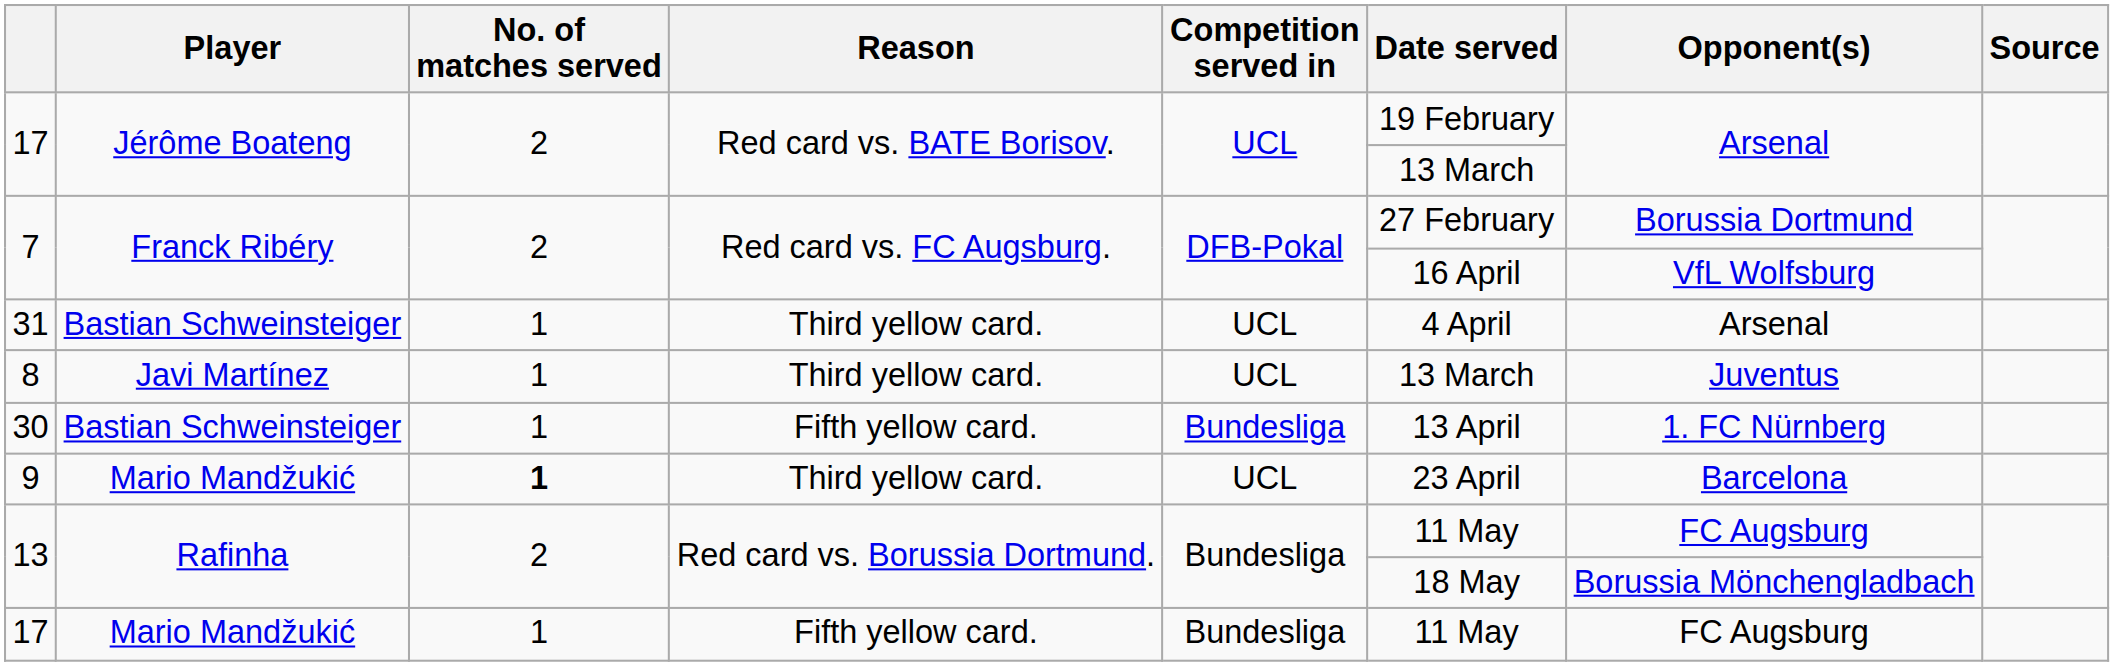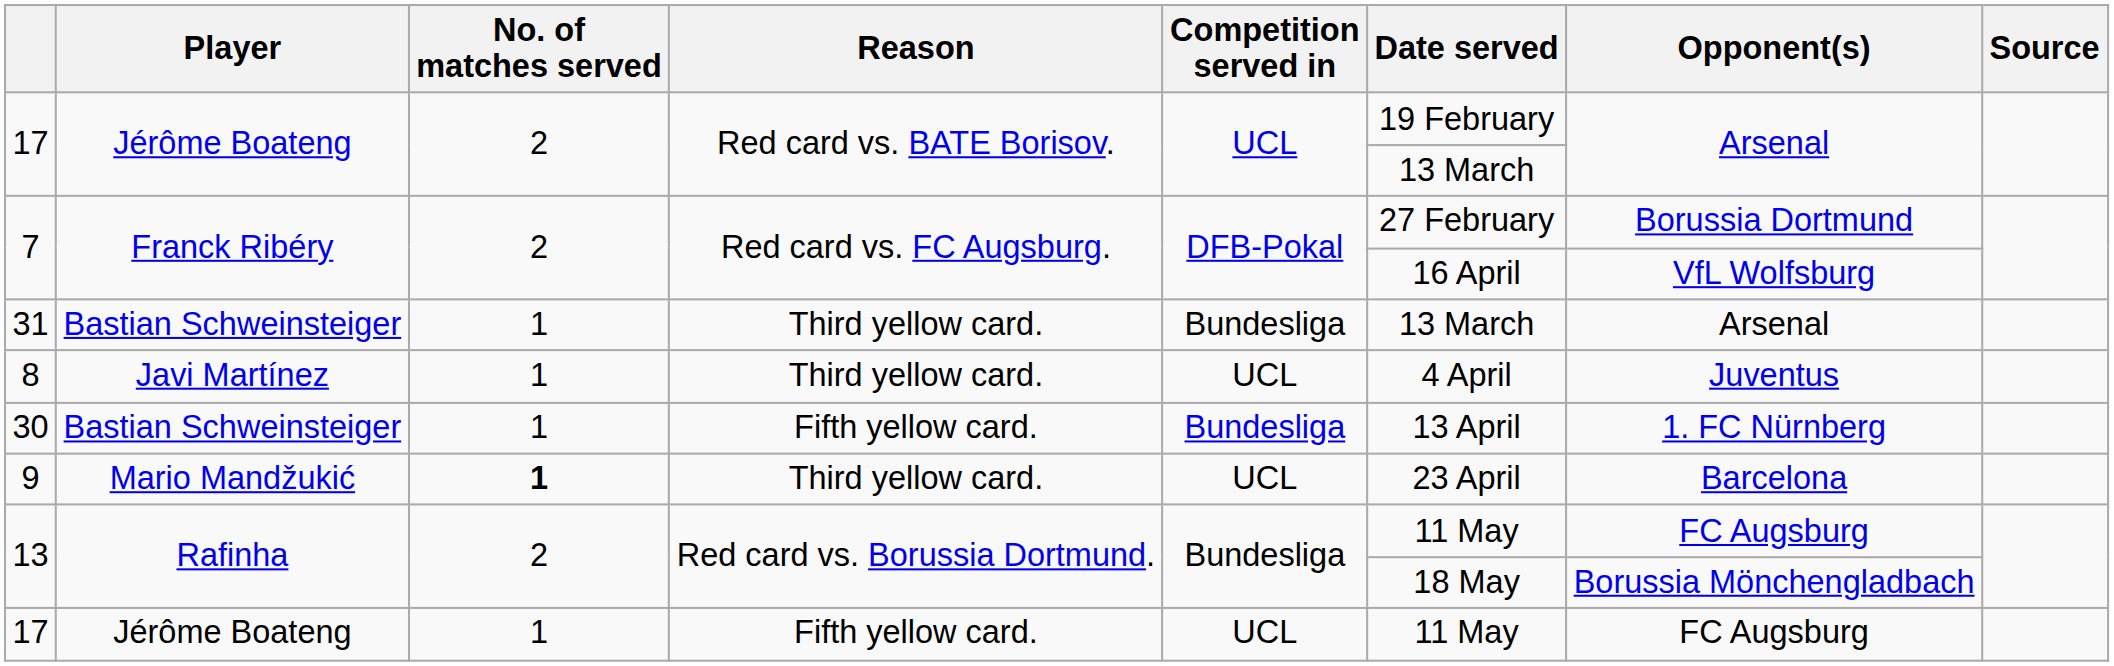(1265, 324) UCL -> (1265, 324) Bundesliga
(1467, 324) 4 April -> (1467, 324) 13 March
(1467, 375) 13 March -> (1467, 375) 4 April
(232, 633) Mario Mandžukić -> (232, 633) Jérôme Boateng
(1265, 633) Bundesliga -> (1265, 633) UCL
